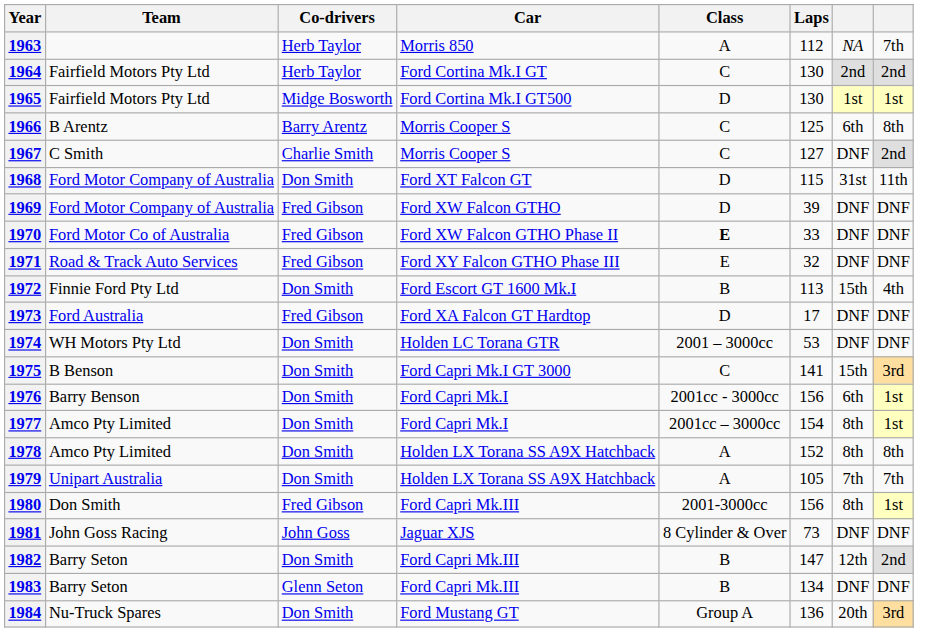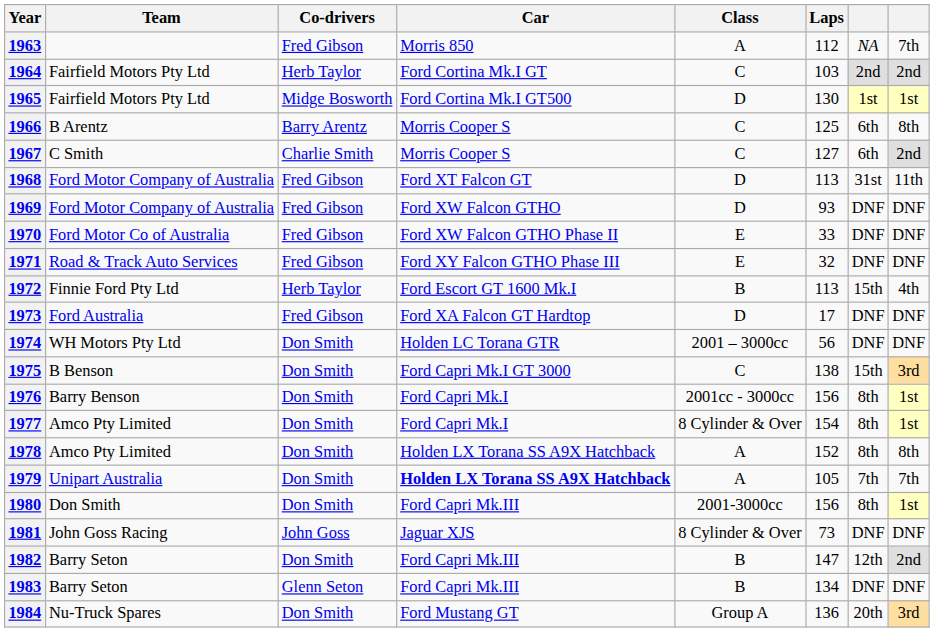(321, 45) Herb Taylor -> (323, 45) Fred Gibson
(811, 72) 130 -> (827, 72) 103
(853, 153) DNF -> (868, 153) 6th
(318, 180) Don Smith -> (323, 180) Fred Gibson
(811, 180) 115 -> (827, 180) 113
(811, 207) 39 -> (827, 207) 93
(725, 235) bold -> (740, 235) normal
(318, 289) Don Smith -> (321, 289) Herb Taylor
(811, 343) 53 -> (827, 343) 56
(811, 370) 141 -> (827, 370) 138
(853, 397) 6th -> (868, 397) 8th
(725, 424) 2001cc – 3000cc -> (740, 424) 8 Cylinder & Over
(528, 478) normal -> (535, 478) bold
(323, 505) Fred Gibson -> (318, 505) Don Smith
